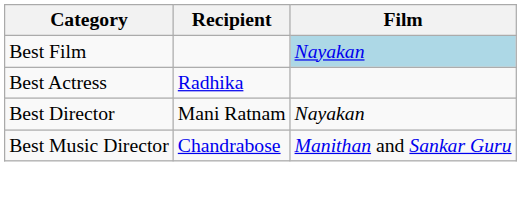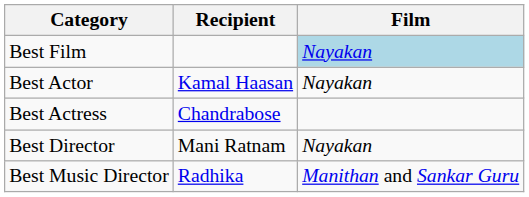+ row: (51, 82)
(211, 82) Radhika -> (229, 113) Chandrabose
(229, 144) Chandrabose -> (211, 176) Radhika
